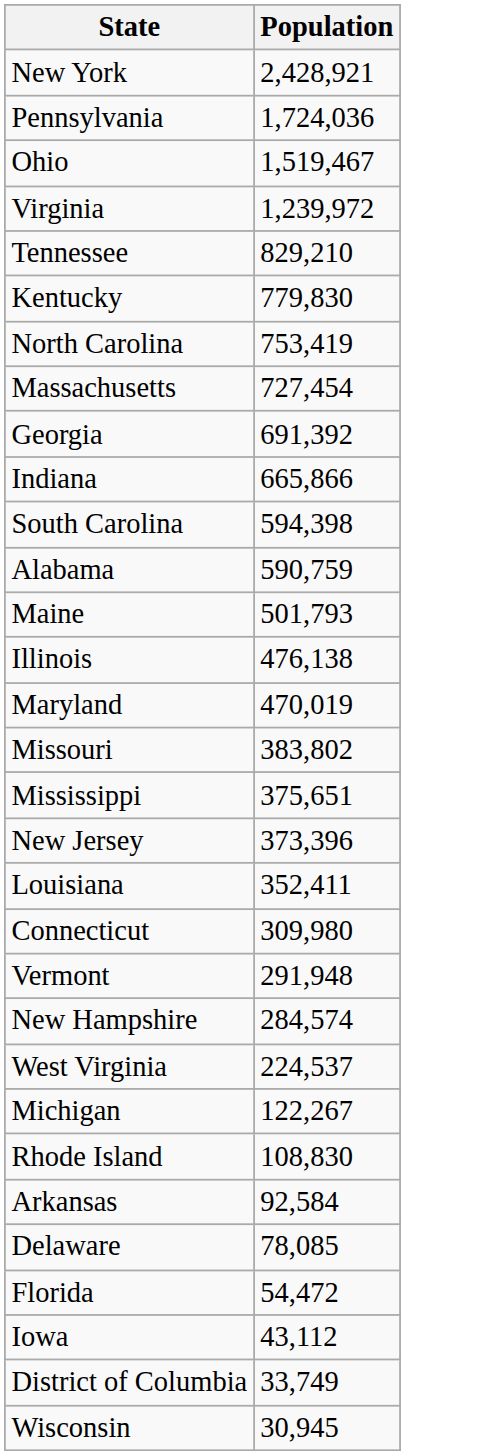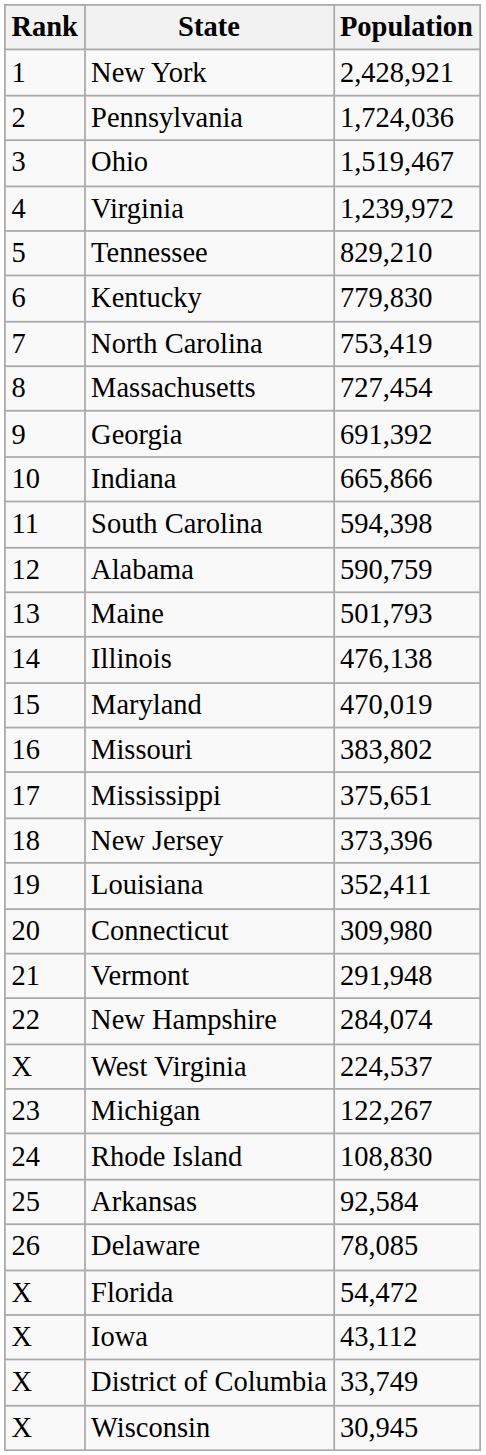+ column: (45, 27)
(307, 1020) 284,574 -> (386, 1020) 284,074
